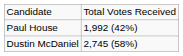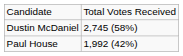rows swapped: (32, 28) <-> (43, 43)
